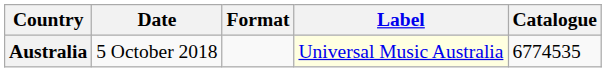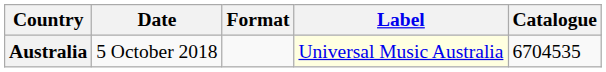(547, 50) 6774535 -> (547, 50) 6704535
